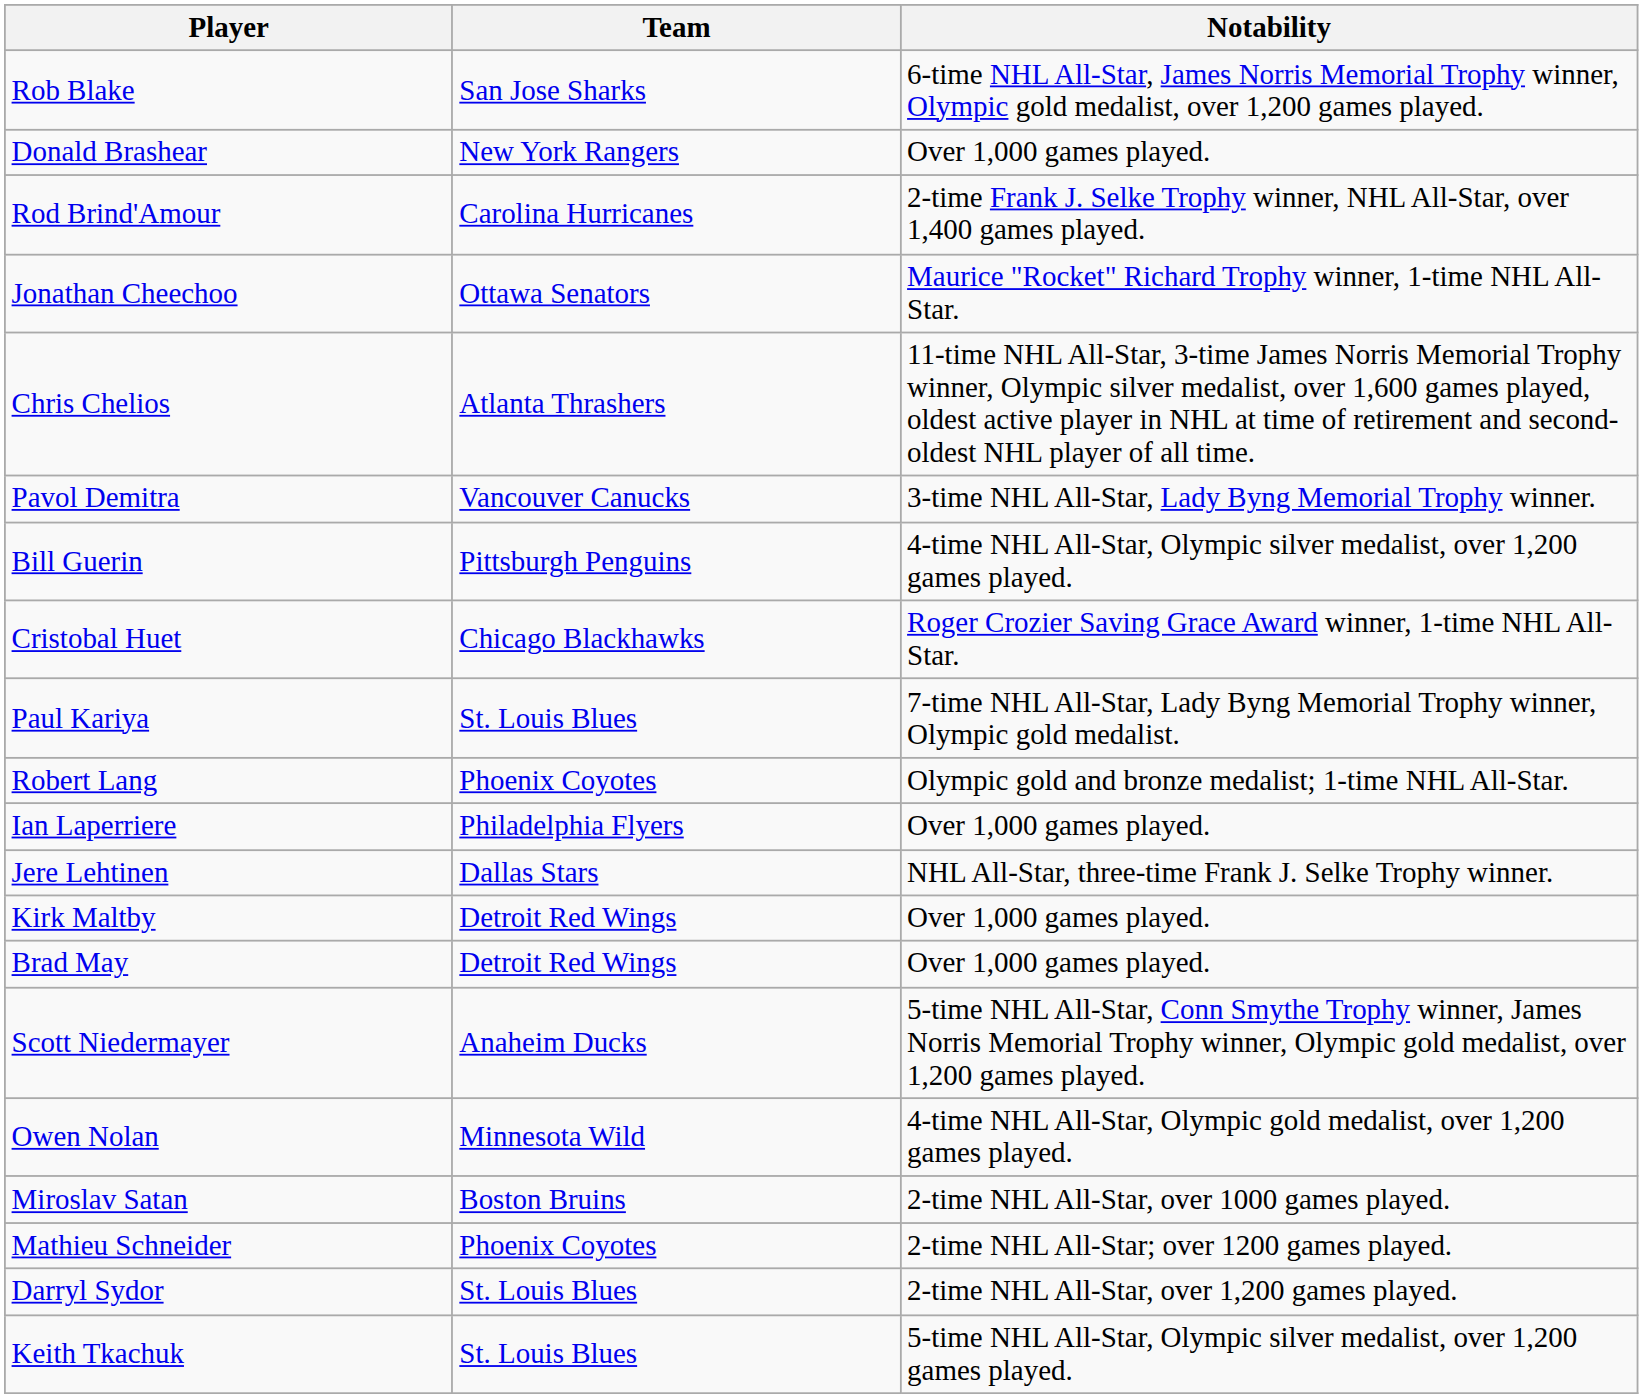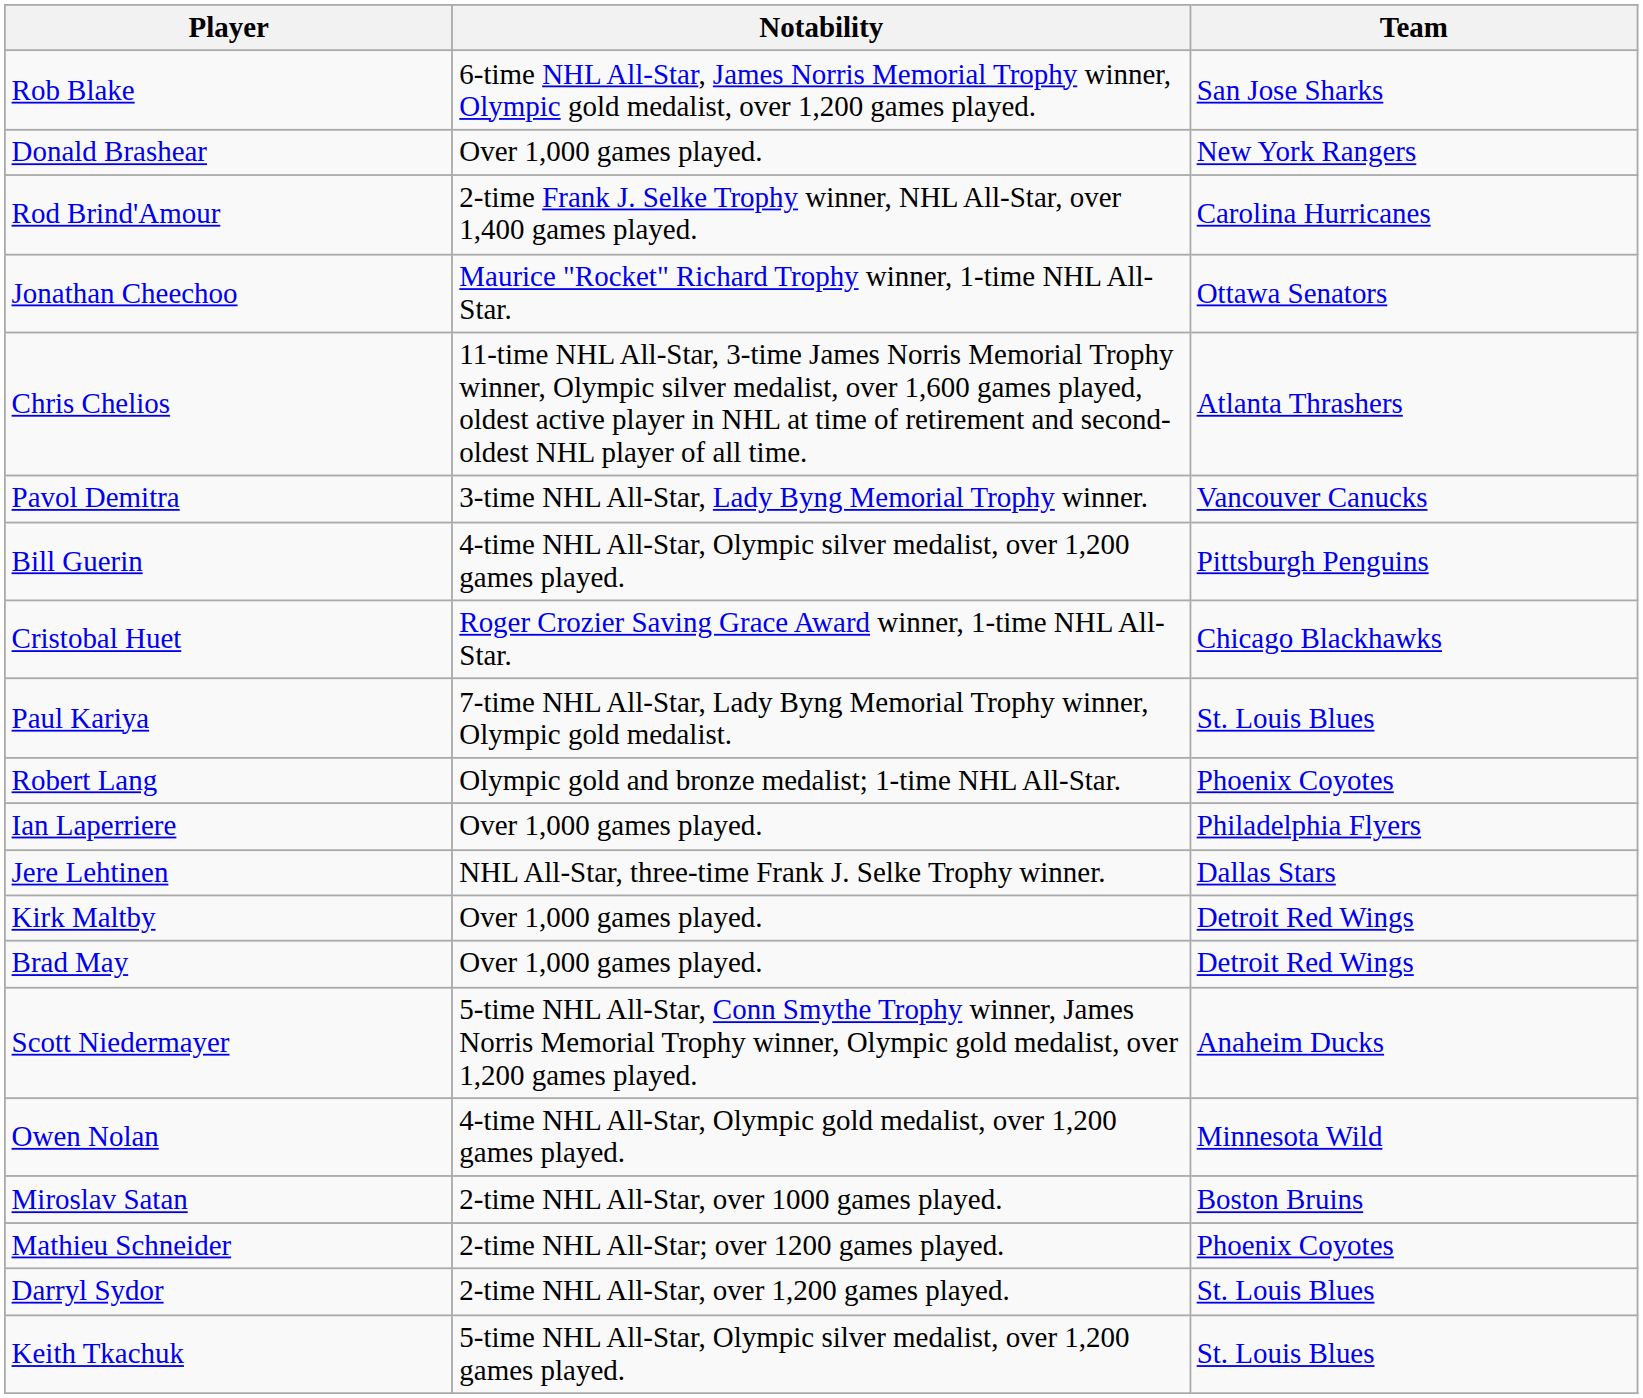columns swapped: (677, 27) <-> (1269, 27)
